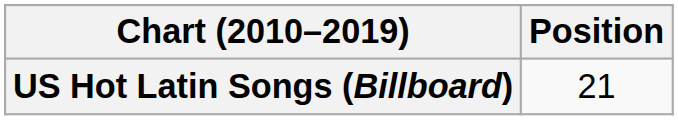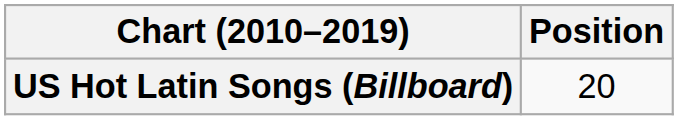(597, 85) 21 -> (597, 85) 20
